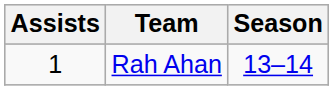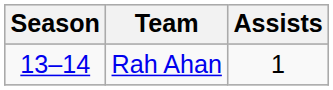columns swapped: (278, 24) <-> (55, 24)
